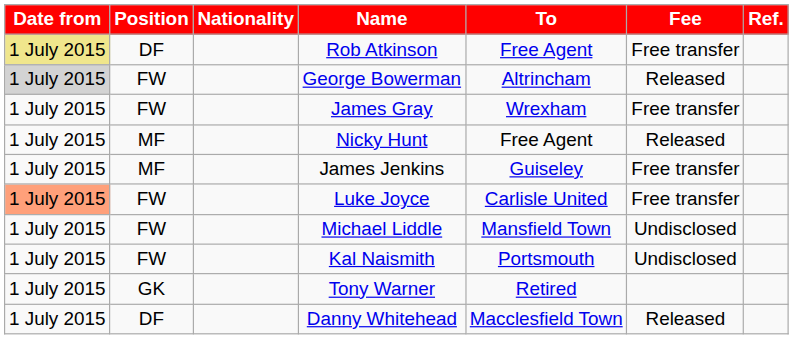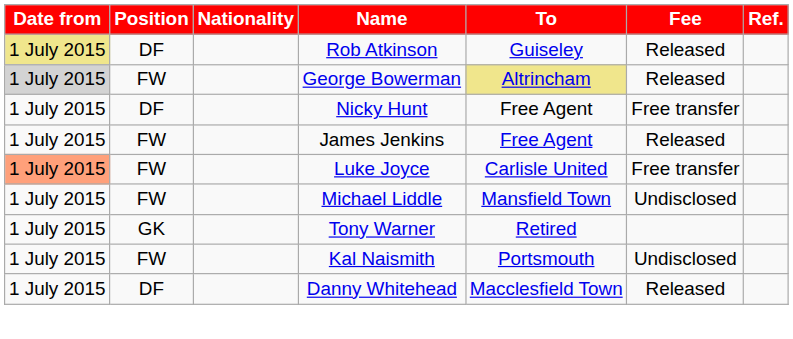(546, 49) Free Agent -> (546, 49) Guiseley
(685, 49) Free transfer -> (685, 49) Released
(546, 79) no background -> (546, 79) khaki background
- row: (382, 109)
(151, 139) MF -> (151, 109) DF
(685, 139) Released -> (685, 109) Free transfer
(151, 169) MF -> (151, 139) FW
(546, 169) Guiseley -> (546, 139) Free Agent
(685, 169) Free transfer -> (685, 139) Released
rows swapped: (382, 259) <-> (382, 288)
